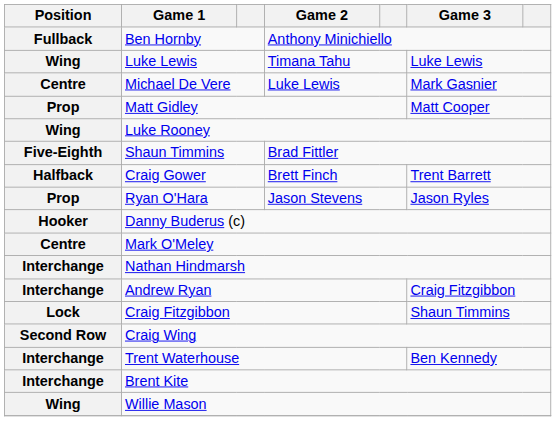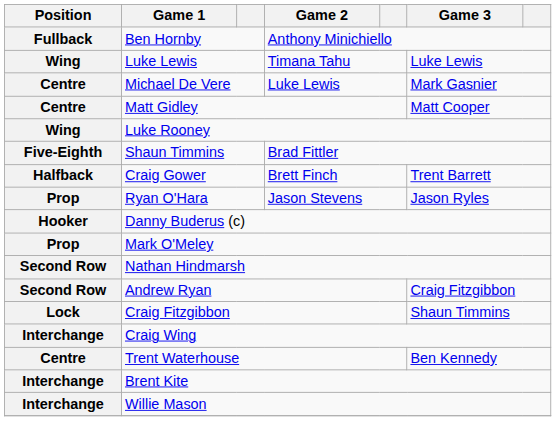(63, 107) Prop -> (63, 107) Centre
(63, 244) Centre -> (63, 244) Prop
(63, 267) Interchange -> (63, 267) Second Row
(63, 289) Interchange -> (63, 289) Second Row
(63, 335) Second Row -> (63, 335) Interchange
(63, 358) Interchange -> (63, 358) Centre
(63, 404) Wing -> (63, 404) Interchange
